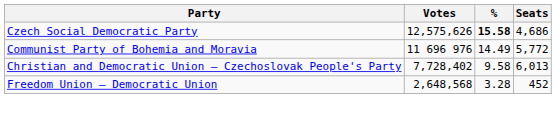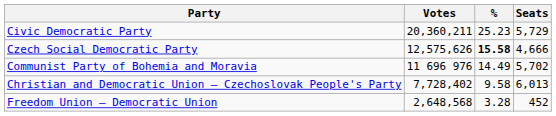+ row: (79, 31)
(532, 31) 4,686 -> (532, 49) 4,666
(532, 49) 5,772 -> (532, 67) 5,702
